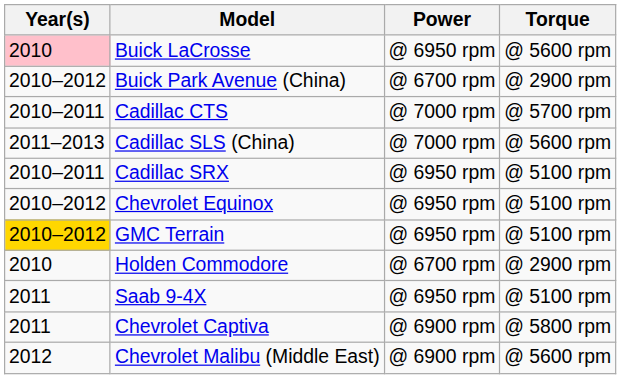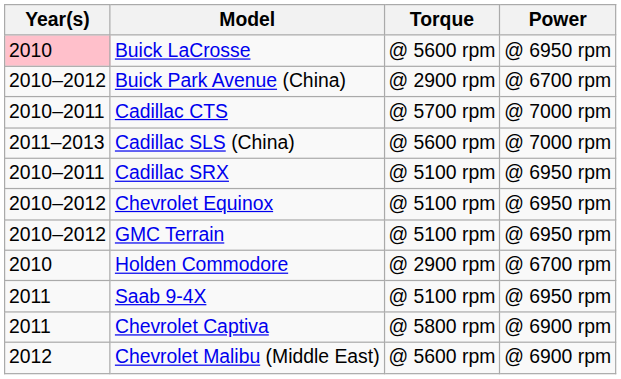columns swapped: (442, 19) <-> (558, 19)
(58, 234) gold background -> (58, 234) no background
